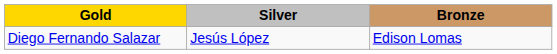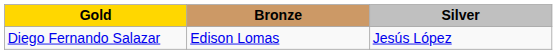columns swapped: (278, 15) <-> (461, 15)
